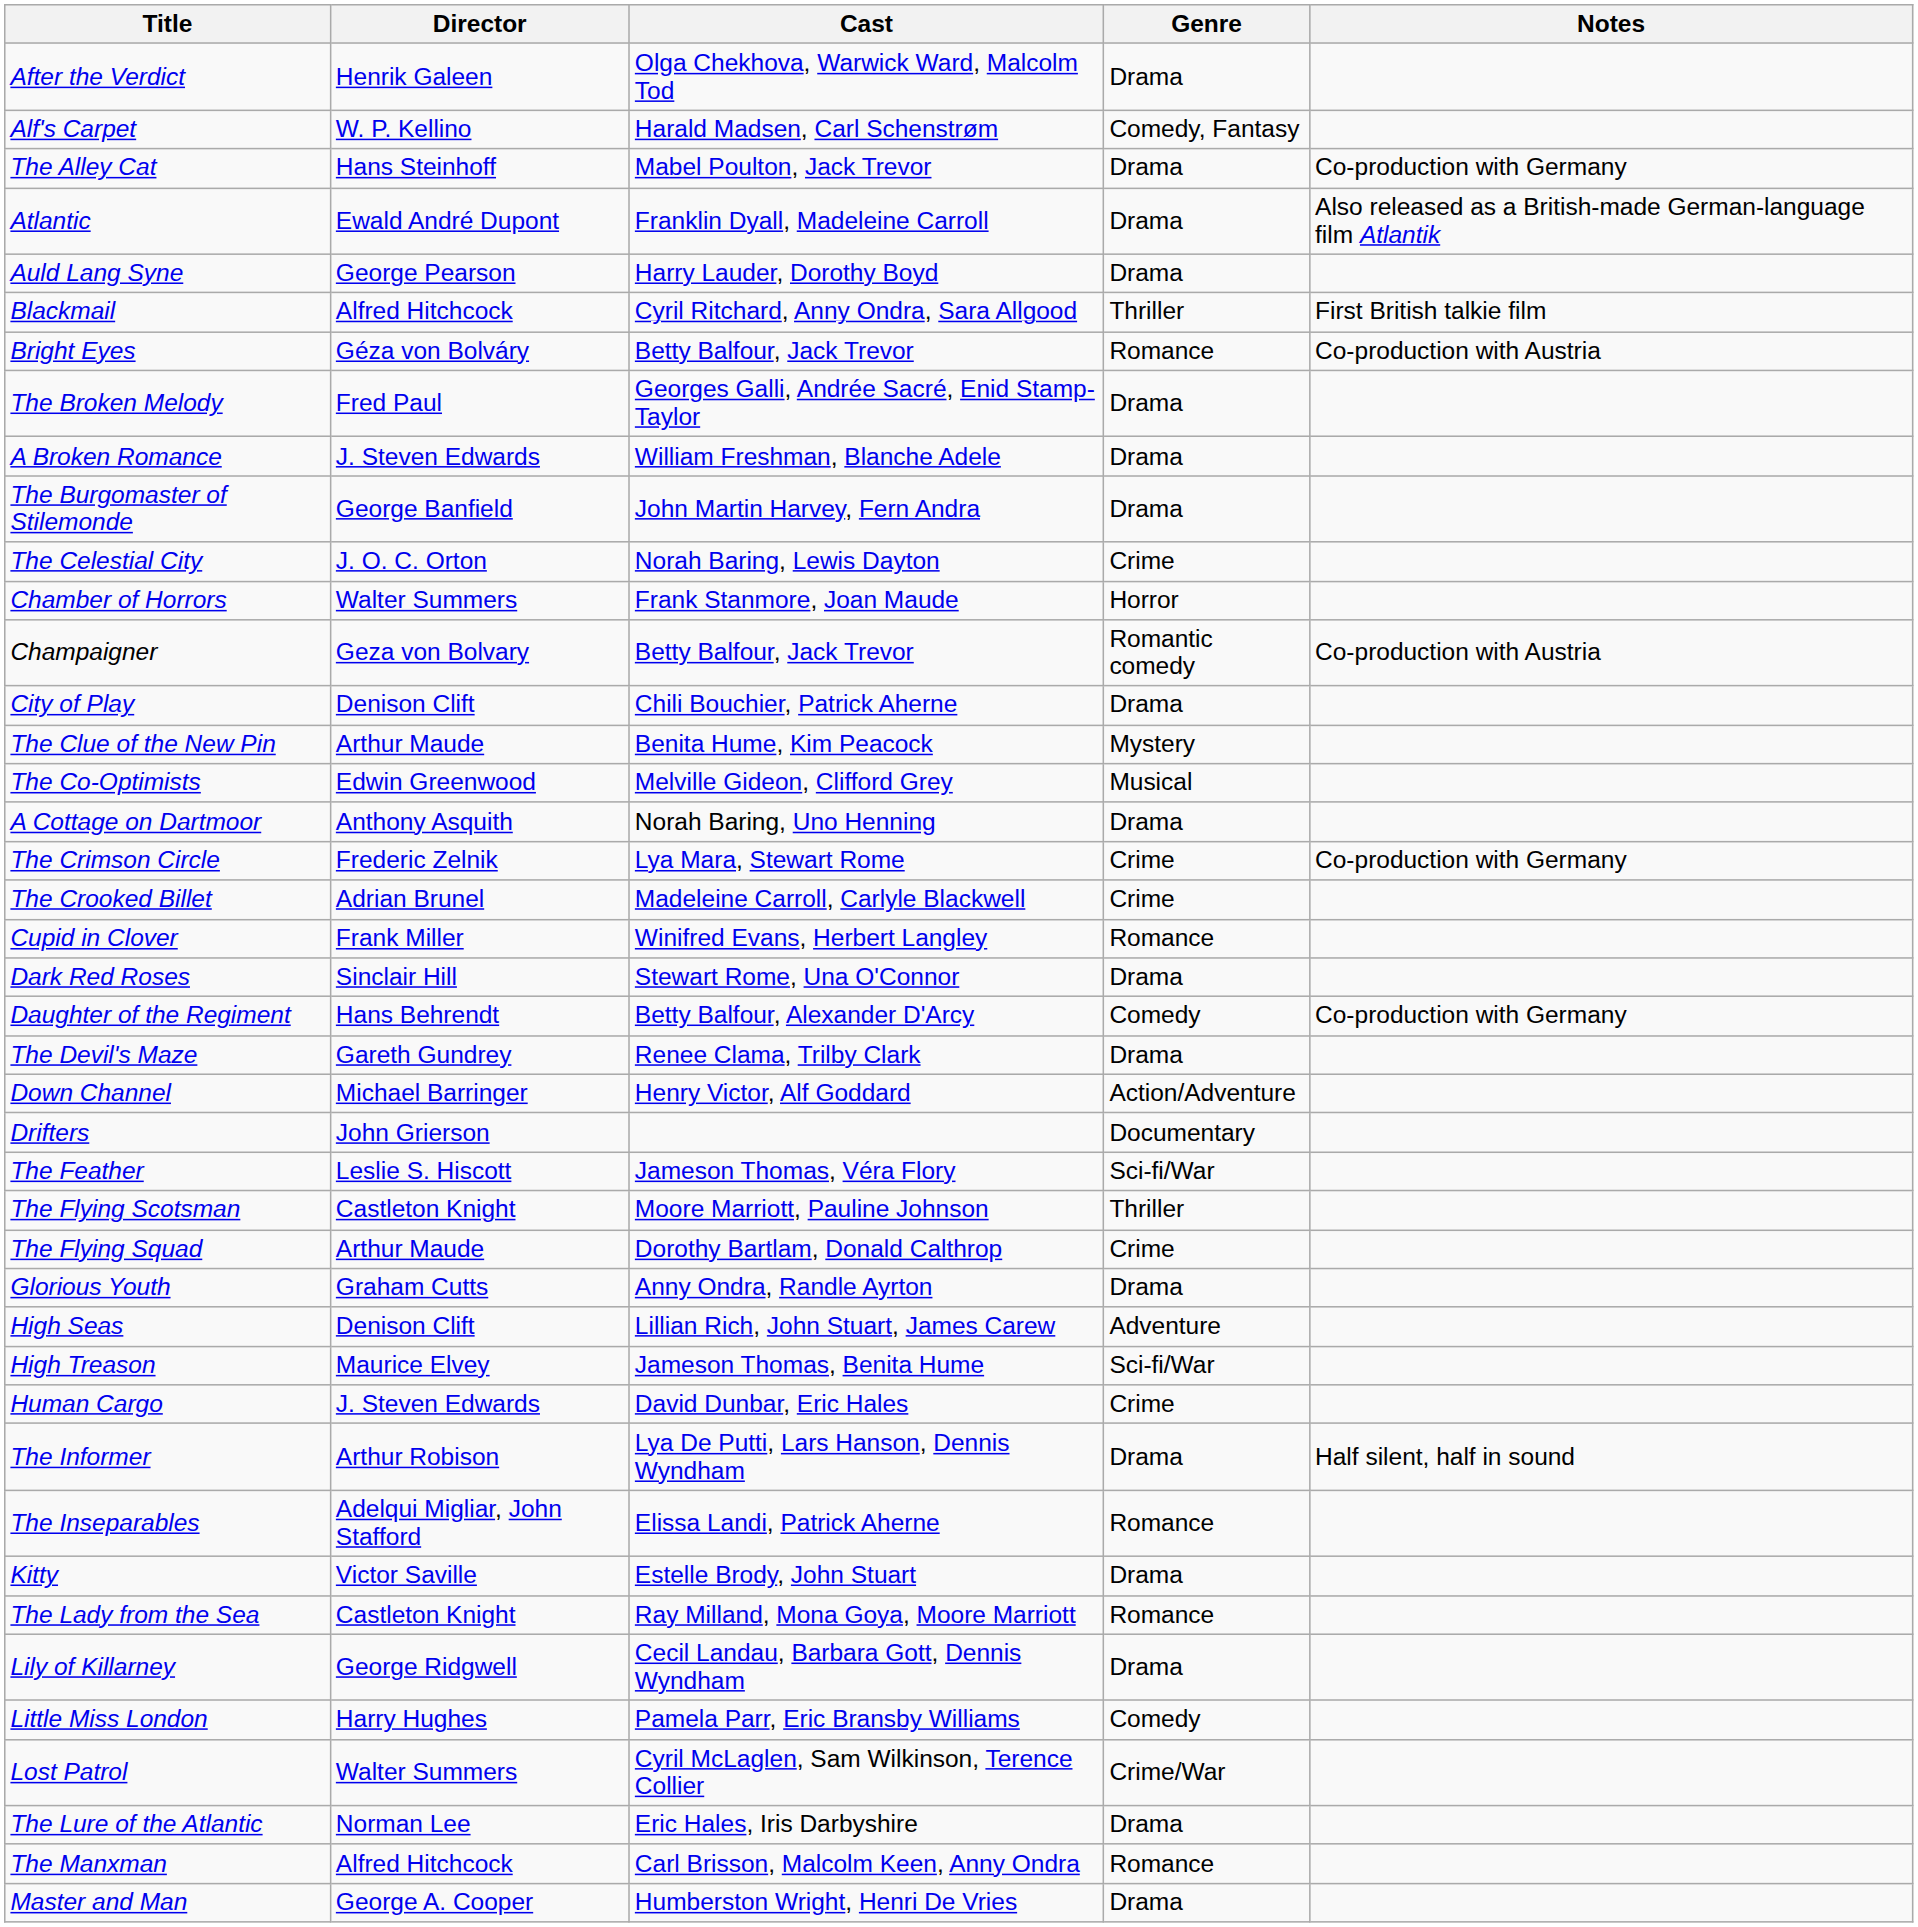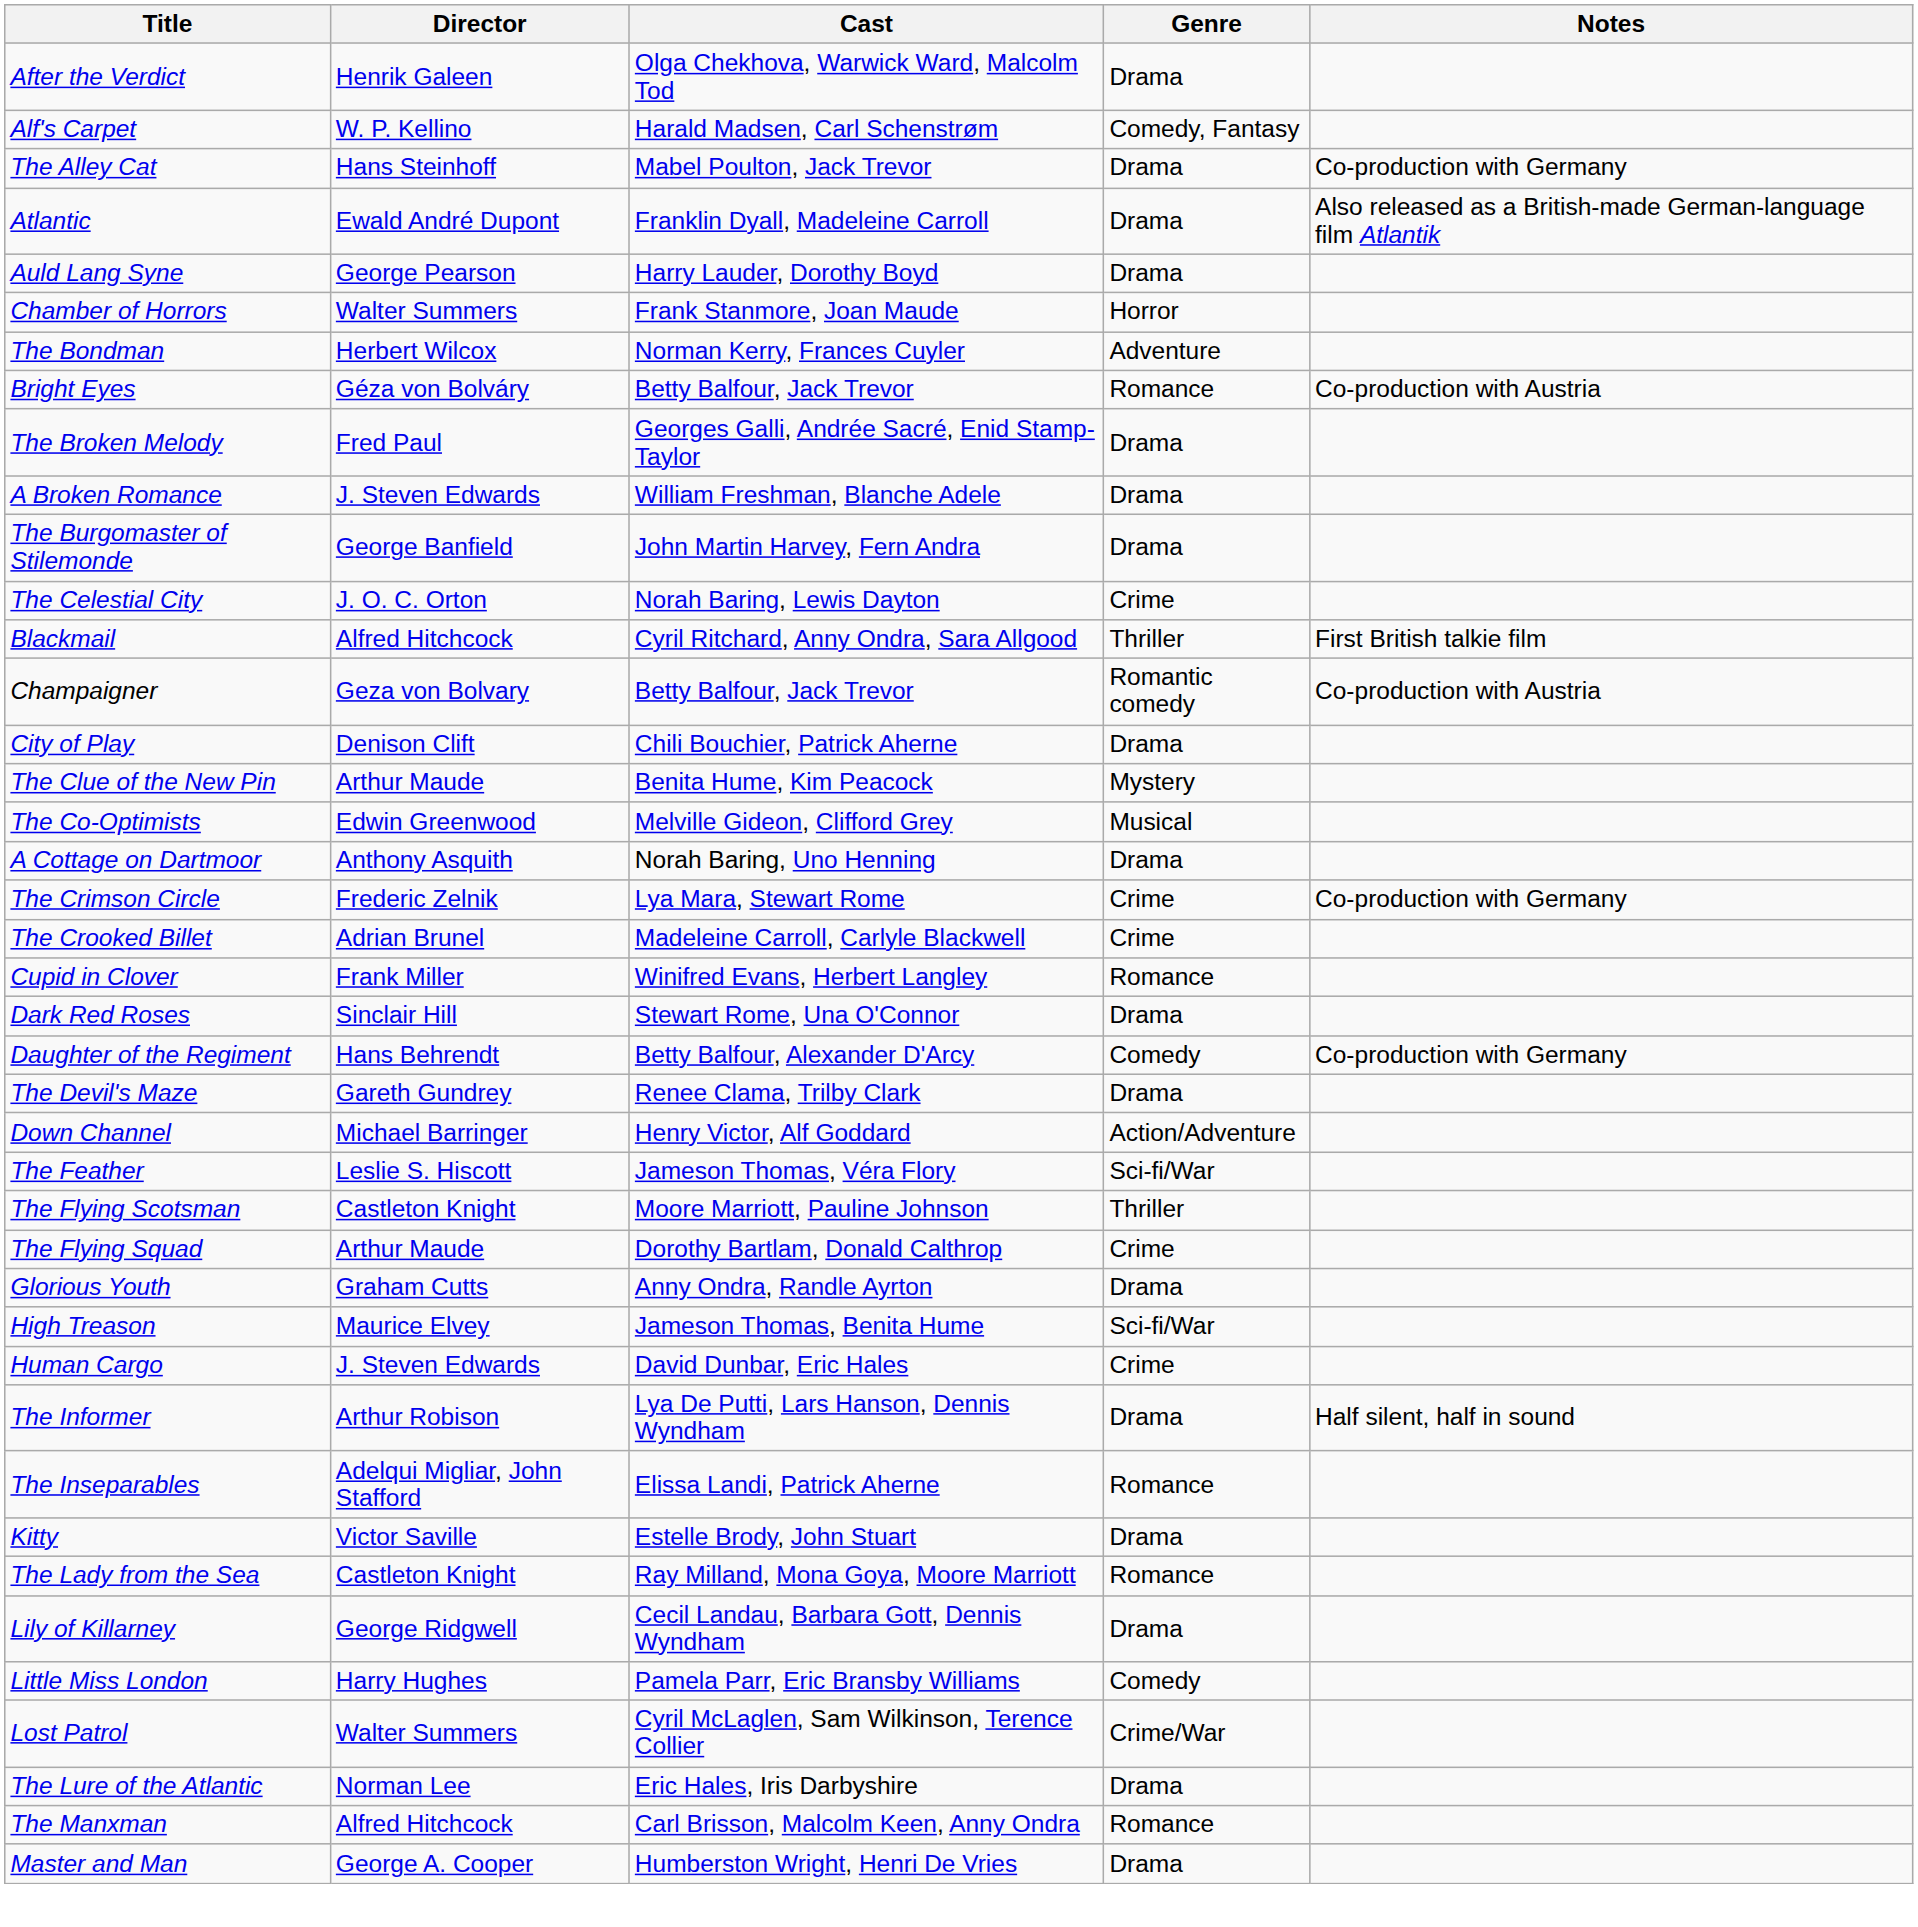rows swapped: (63, 311) <-> (119, 599)
+ row: (87, 350)
- row: (50, 1132)
- row: (67, 1326)
